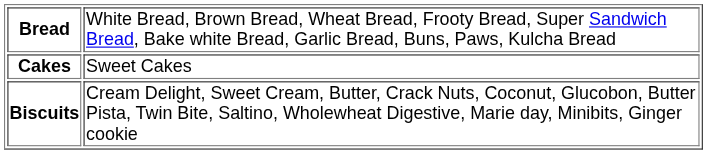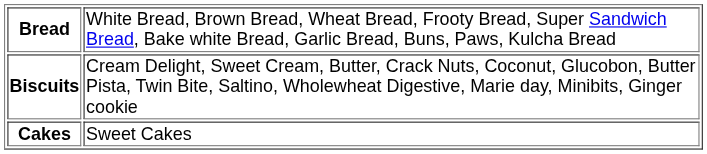rows swapped: (44, 113) <-> (44, 66)
